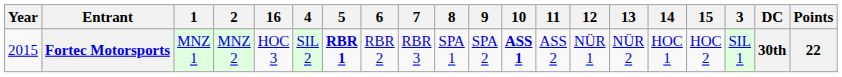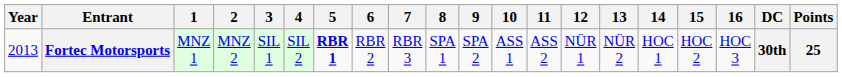columns swapped: (740, 16) <-> (274, 16)
(23, 49) 2015 -> (23, 49) 2013
(519, 49) bold -> (509, 49) normal
(813, 49) 22 -> (813, 49) 25
